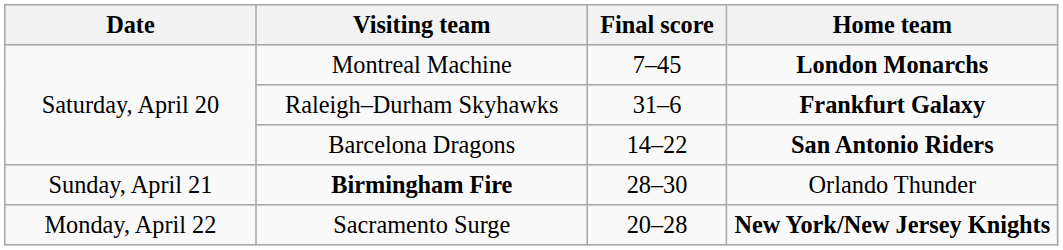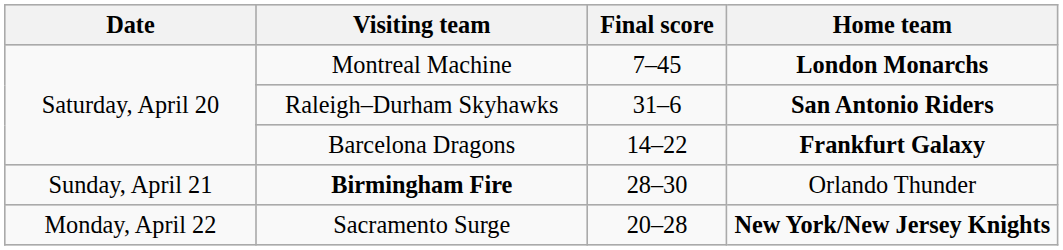(892, 104) Frankfurt Galaxy -> (892, 104) San Antonio Riders
(892, 145) San Antonio Riders -> (892, 145) Frankfurt Galaxy
